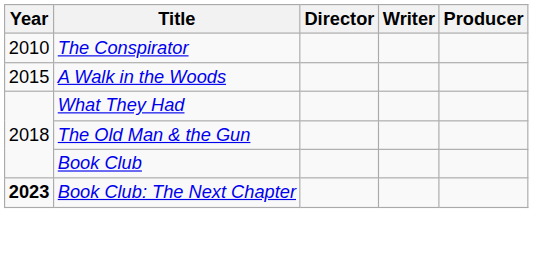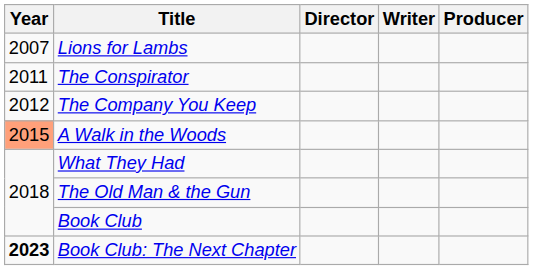+ row: (123, 47)
(29, 47) 2010 -> (28, 76) 2011
+ row: (157, 105)
(29, 76) no background -> (29, 134) lightsalmon background
